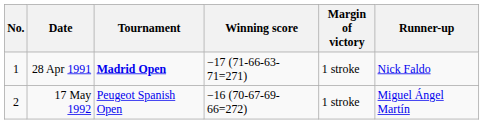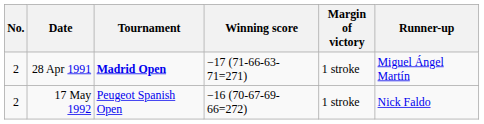(16, 69) 1 -> (16, 69) 2
(404, 69) Nick Faldo -> (411, 69) Miguel Ángel Martín
(411, 102) Miguel Ángel Martín -> (404, 102) Nick Faldo
